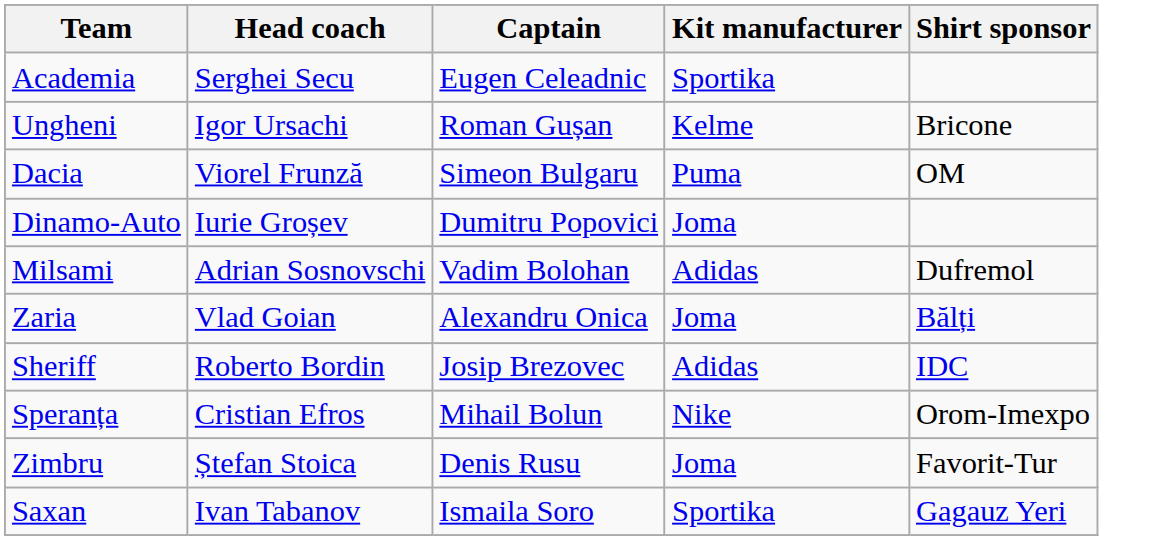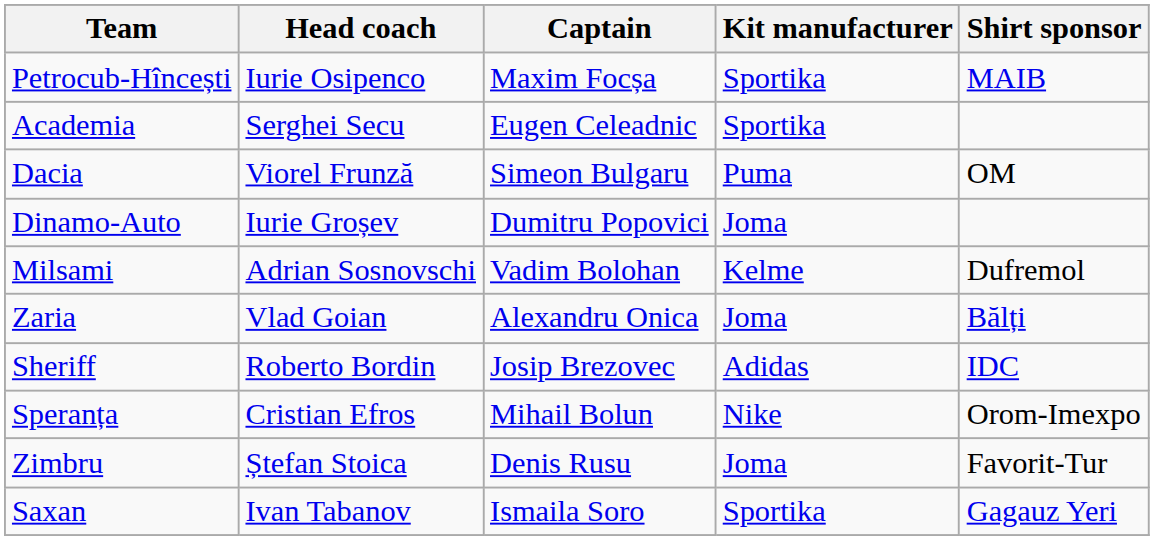+ row: (122, 76)
- row: (64, 125)
(715, 269) Adidas -> (763, 269) Kelme
